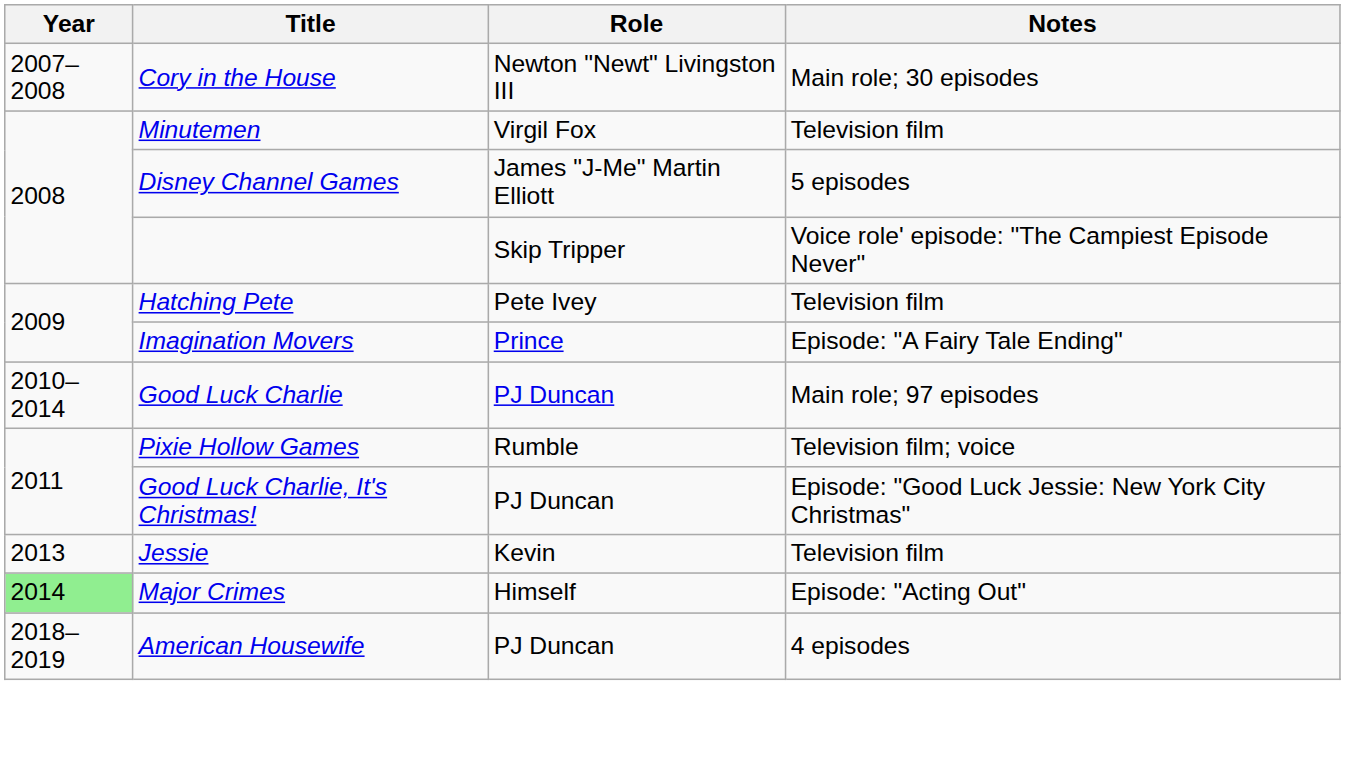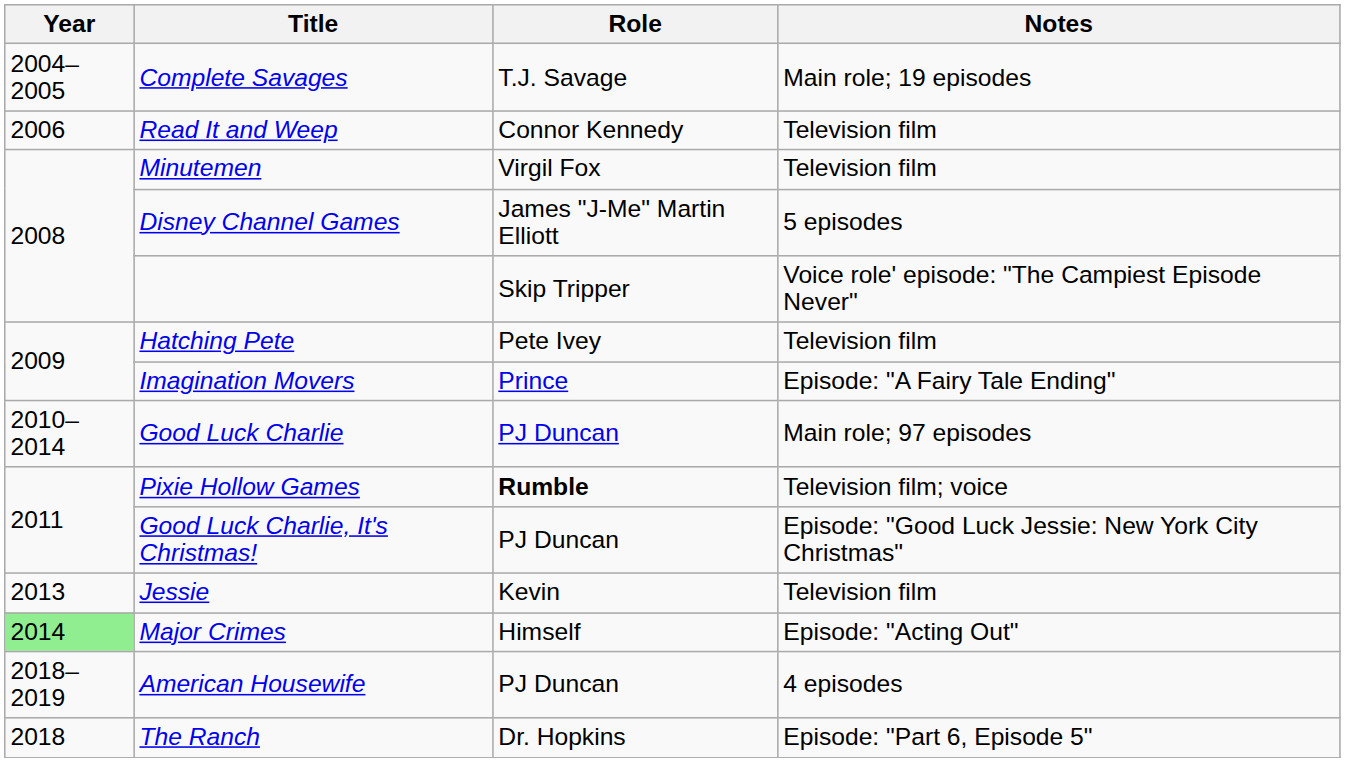+ row: (244, 76)
+ row: (239, 129)
- row: (237, 76)
(536, 447) normal -> (544, 486) bold
+ row: (200, 737)
